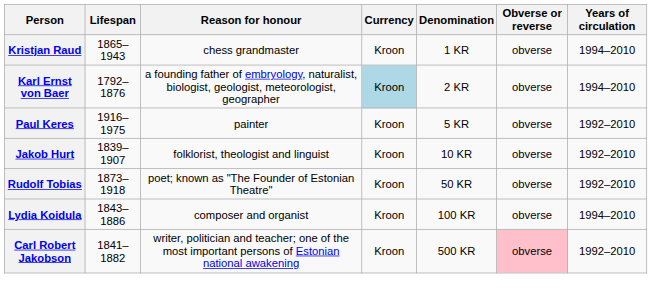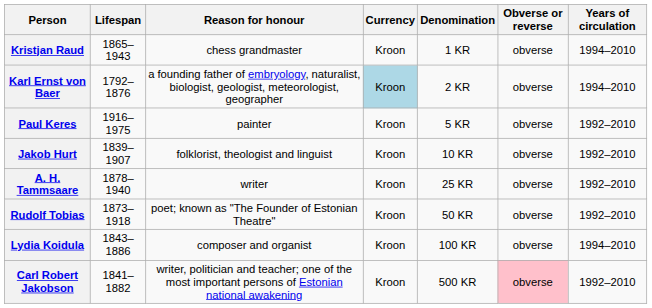+ row: (47, 184)
